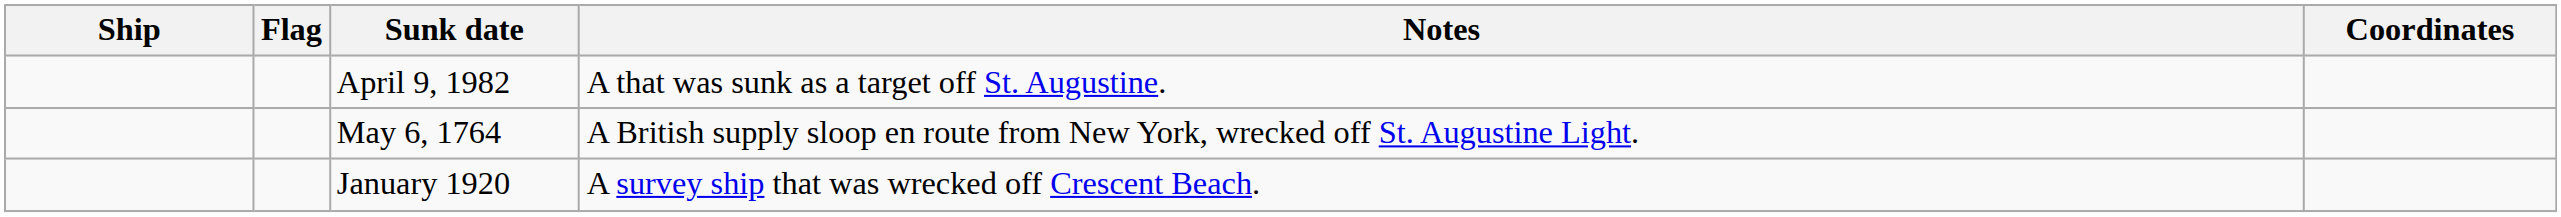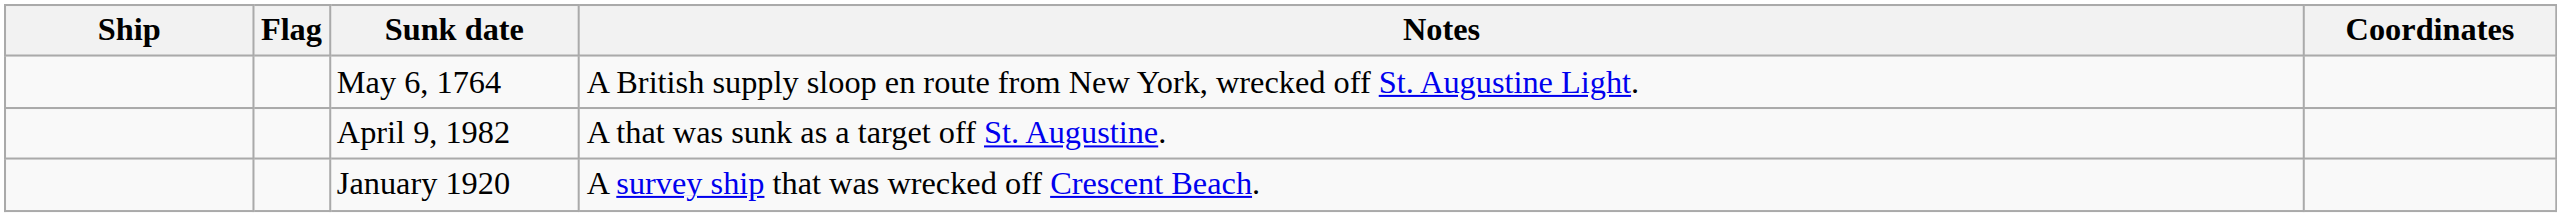rows swapped: (423, 81) <-> (419, 132)
